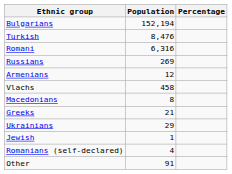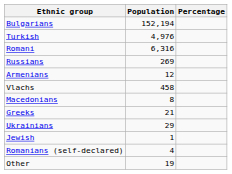(163, 36) 8,476 -> (163, 36) 4,976
(170, 163) 91 -> (170, 163) 19
